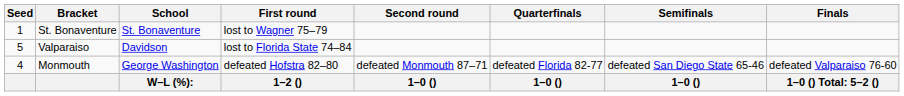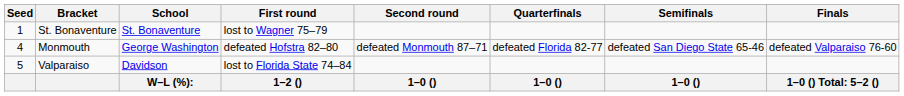rows swapped: (64, 65) <-> (64, 48)
